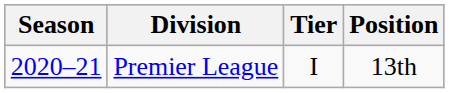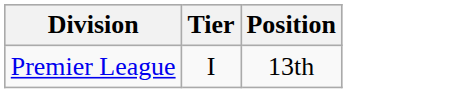- column: (56, 25)
